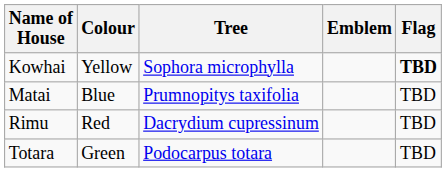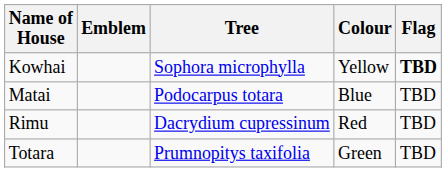columns swapped: (108, 28) <-> (359, 28)
(221, 95) Prumnopitys taxifolia -> (219, 95) Podocarpus totara
(208, 152) Podocarpus totara -> (232, 152) Prumnopitys taxifolia
